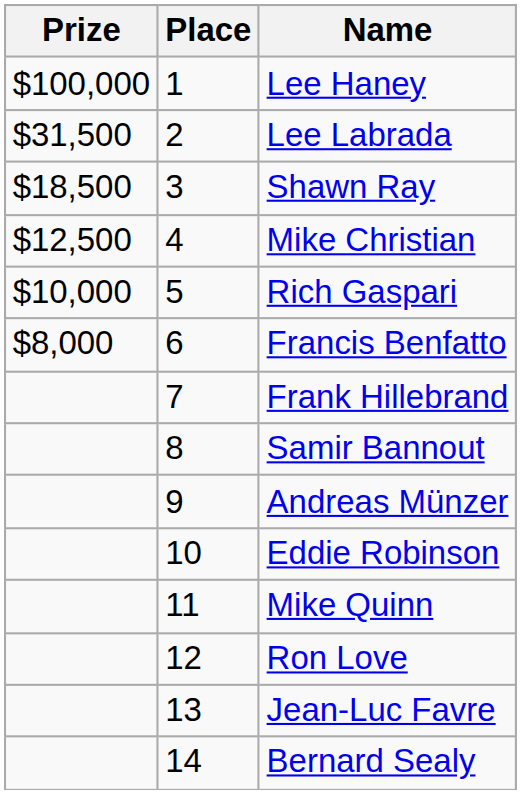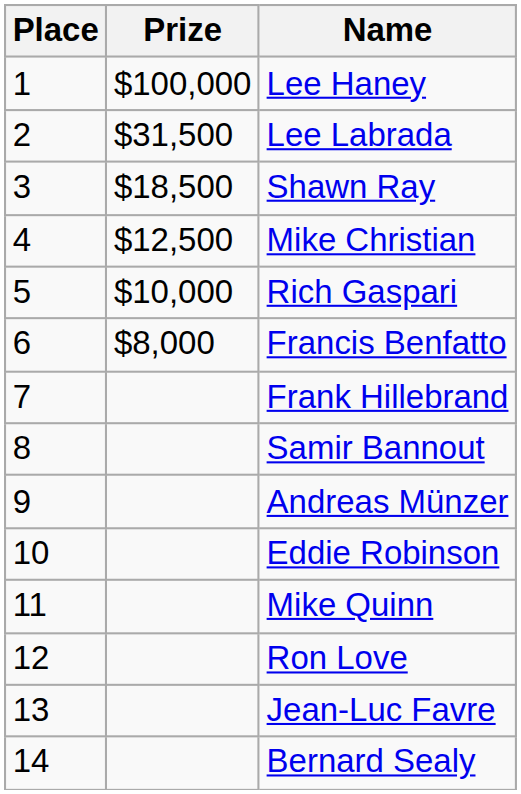columns swapped: (208, 30) <-> (81, 30)
